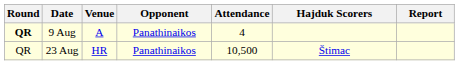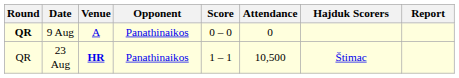+ column: (221, 13)
(242, 32) 4 -> (270, 32) 0
(99, 51) normal -> (96, 57) bold
